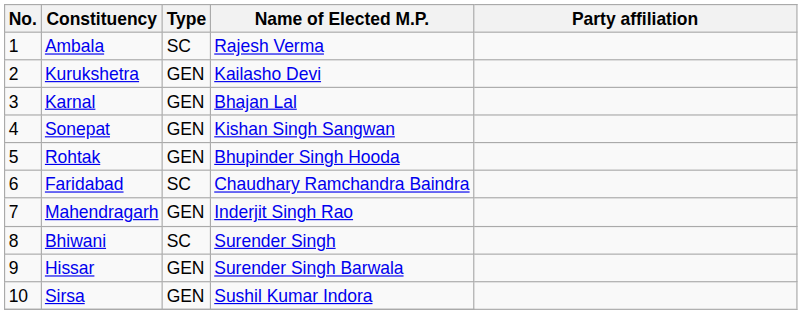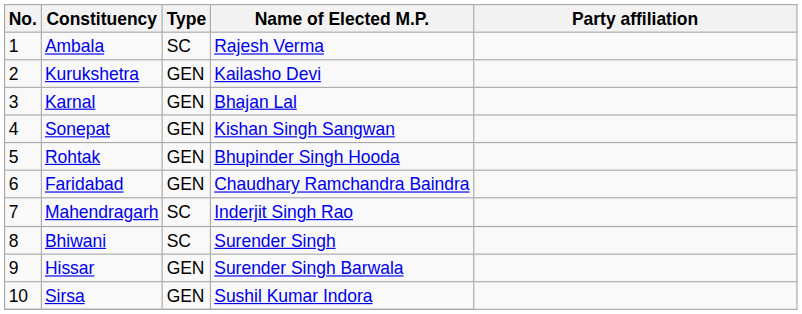(179, 185) SC -> (186, 185) GEN
(186, 212) GEN -> (179, 212) SC
